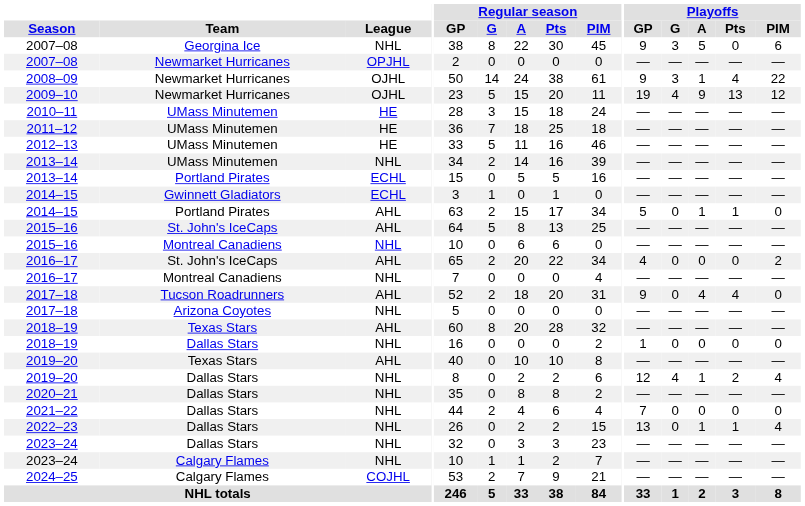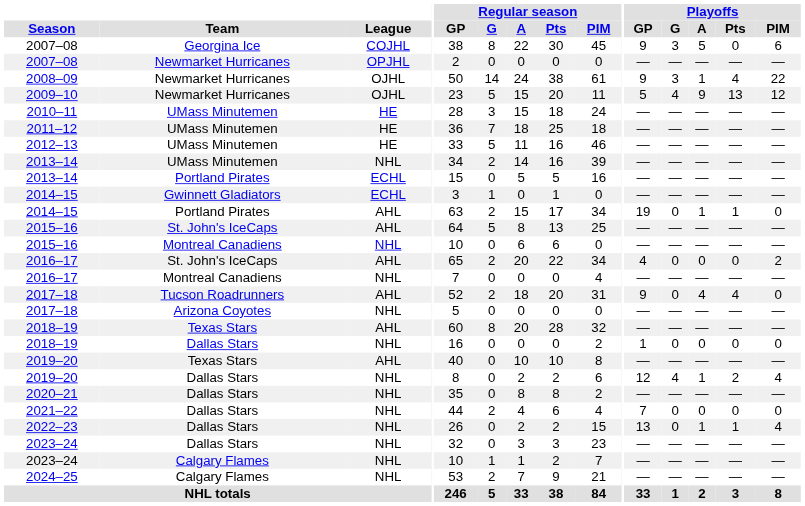(388, 45) NHL -> (388, 45) COJHL
(643, 95) 19 -> (643, 95) 5
(643, 211) 5 -> (643, 211) 19
(388, 477) COJHL -> (388, 477) NHL
